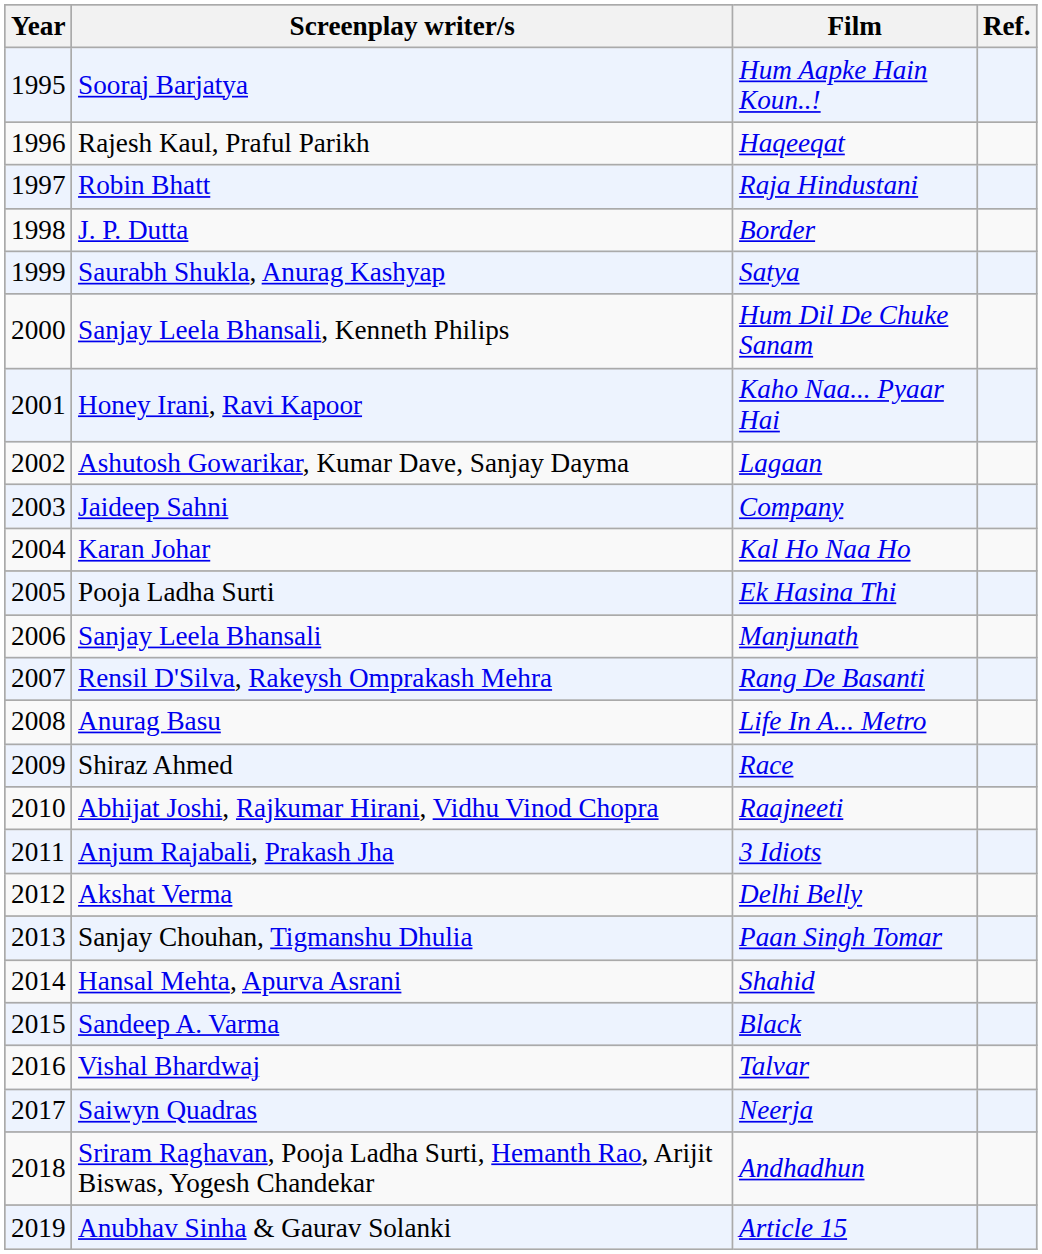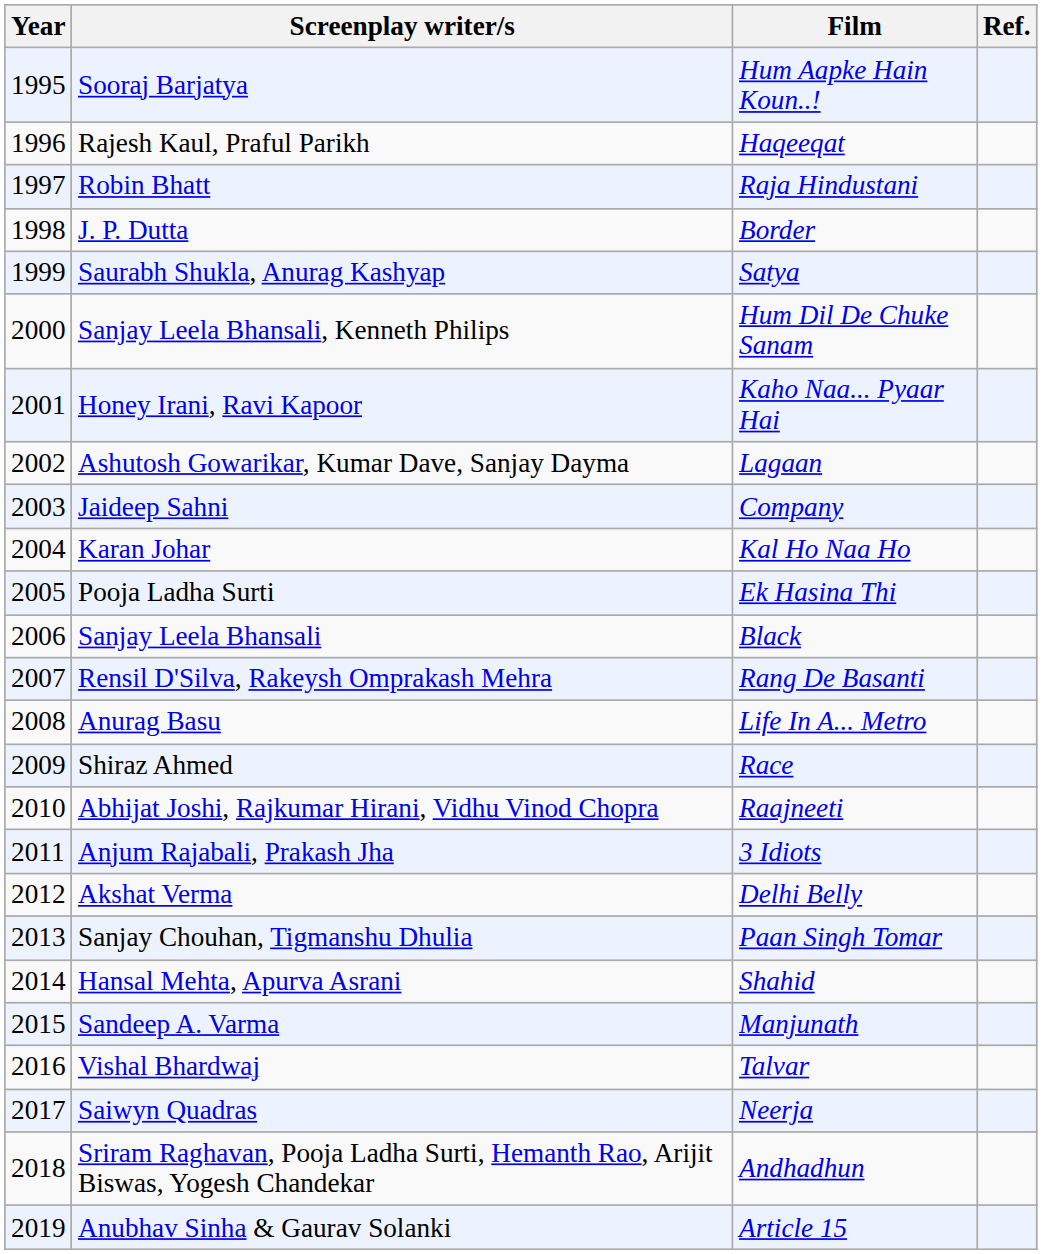(799, 635) Manjunath -> (770, 635) Black
(770, 1023) Black -> (799, 1023) Manjunath
